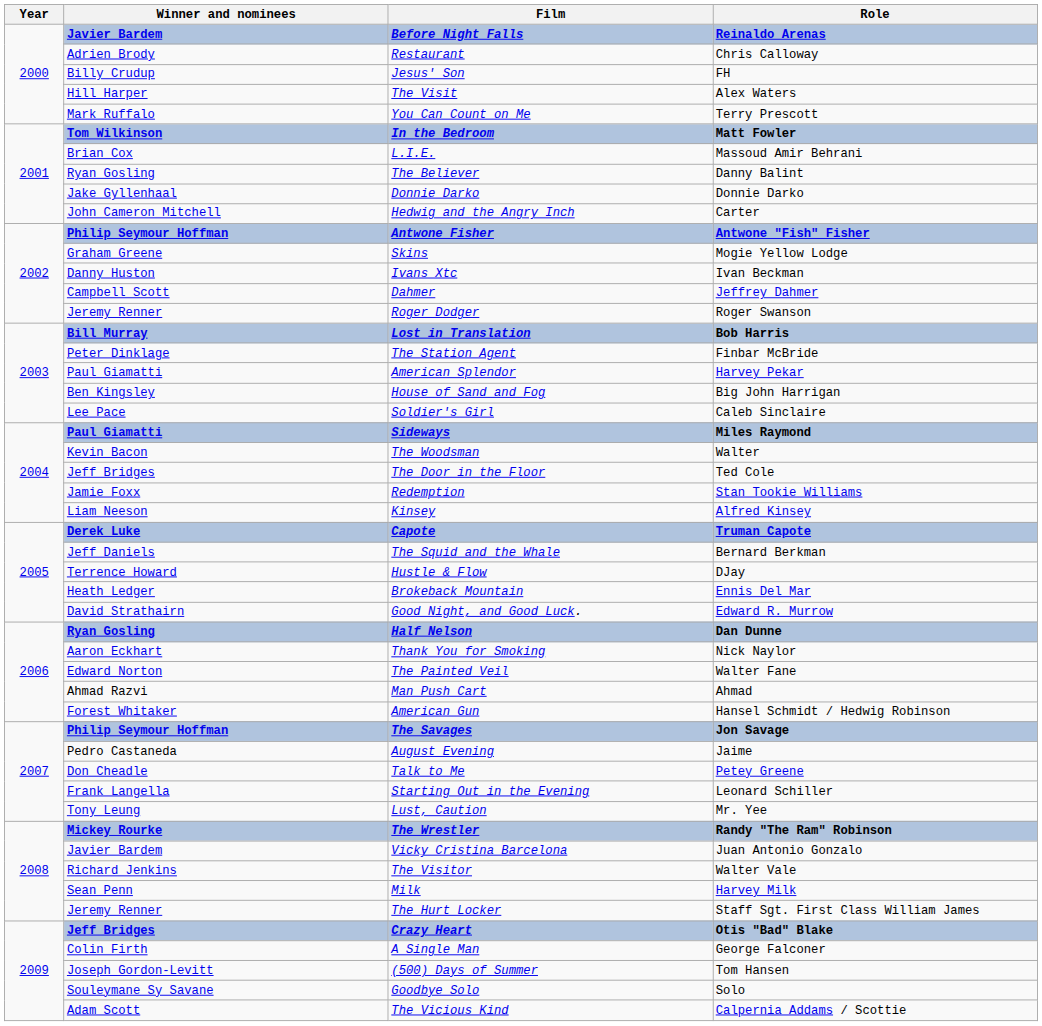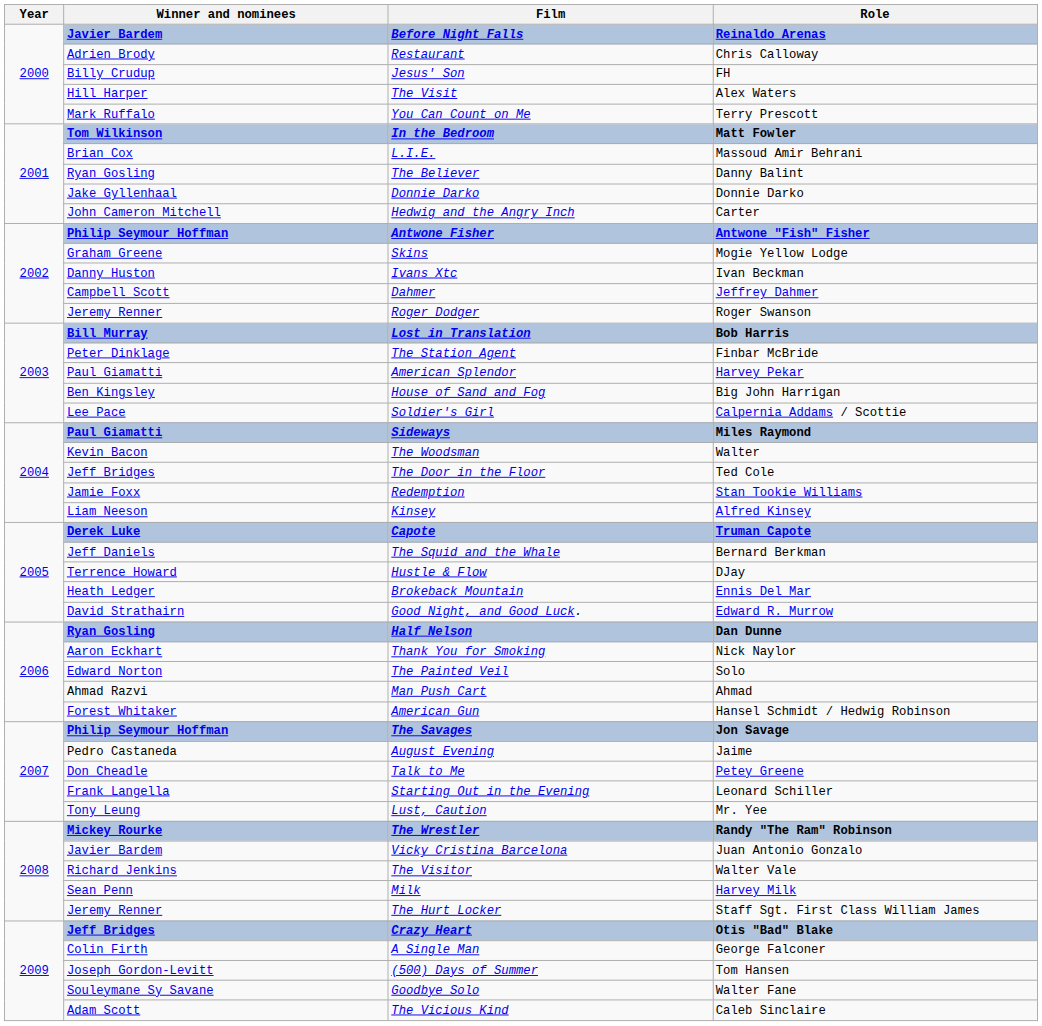(771, 413) Caleb Sinclaire -> (811, 413) Calpernia Addams / Scottie
(756, 672) Walter Fane -> (730, 672) Solo
(730, 990) Solo -> (756, 990) Walter Fane
(811, 1010) Calpernia Addams / Scottie -> (771, 1010) Caleb Sinclaire
